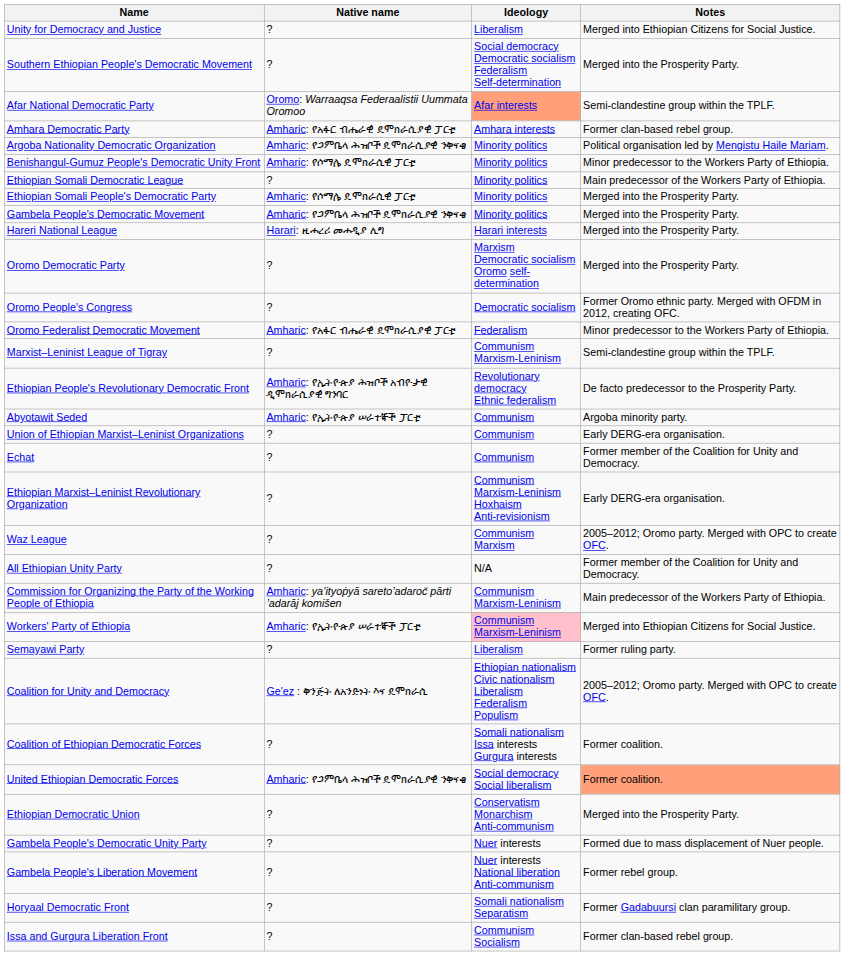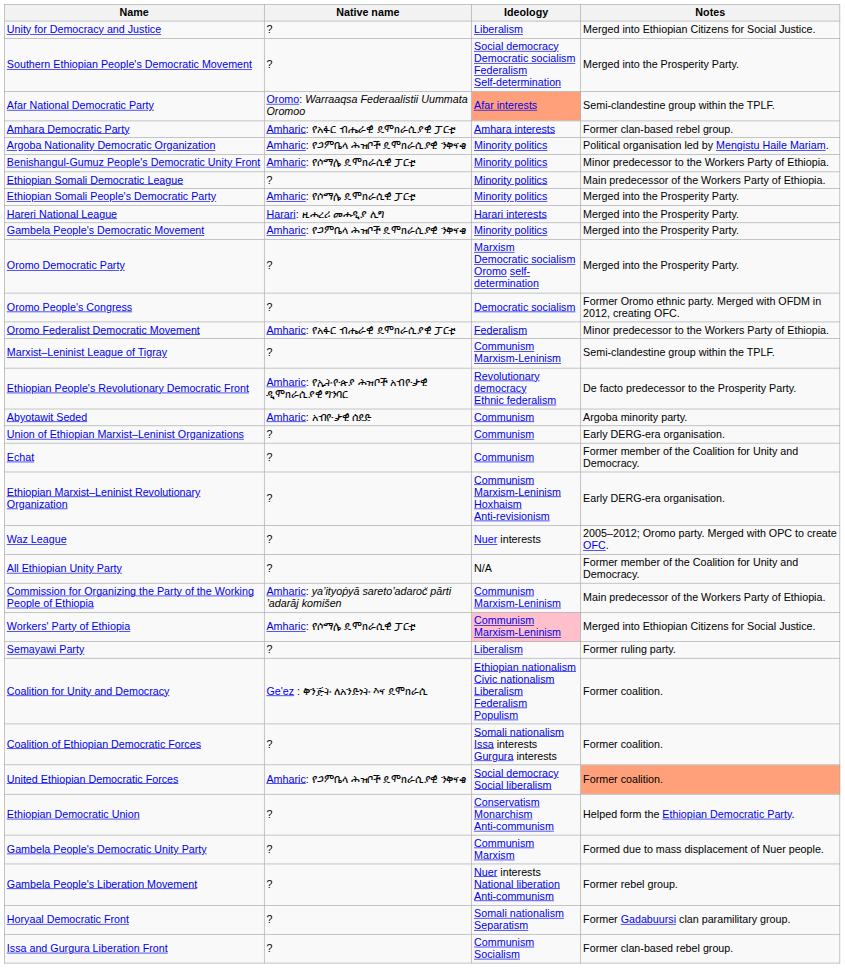rows swapped: (106, 214) <-> (62, 231)
(343, 417) Amharic: የኢትዮጵያ ሠራተኞች ፓርቲ -> (319, 417) Amharic: አብዮታዊ ሰደድ
(504, 539) Communism Marxism -> (507, 539) Nuer interests
(343, 627) Amharic: የኢትዮጵያ ሠራተኞች ፓርቲ -> (341, 627) Amharic: የሶማሌ ዴሞክራሲዊ ፓርቲ
(710, 691) 2005–2012; Oromo party. Merged with OPC to create OFC. -> (623, 691) Former coalition.
(661, 814) Merged into the Prosperity Party. -> (689, 814) Helped form the Ethiopian Democratic Party.
(507, 843) Nuer interests -> (504, 849) Communism Marxism
